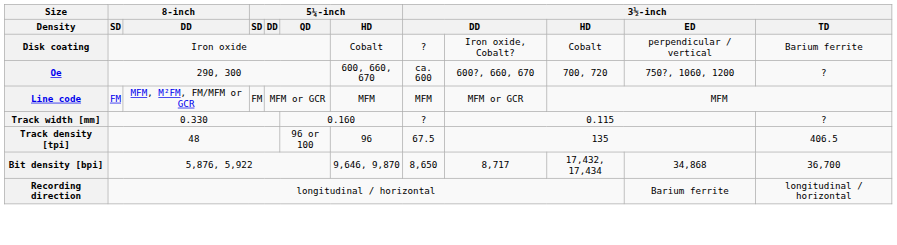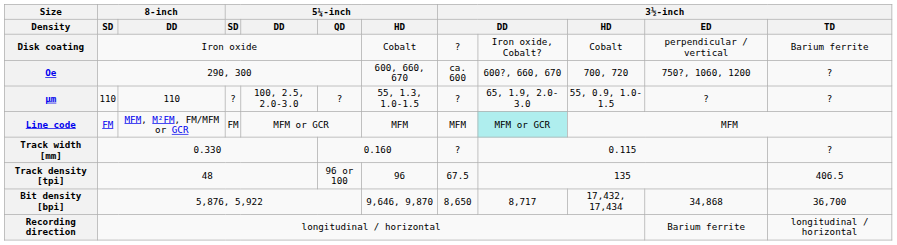+ row: (51, 99)
(495, 99) no background -> (522, 124) paleturquoise background
